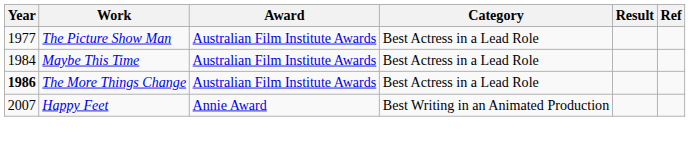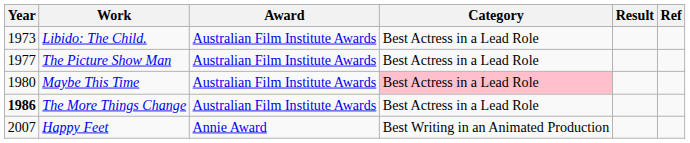+ row: (95, 37)
(22, 60) 1984 -> (22, 82) 1980
(461, 60) no background -> (461, 82) pink background
